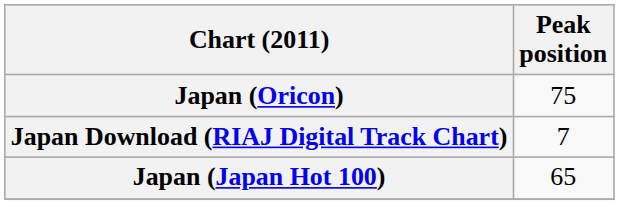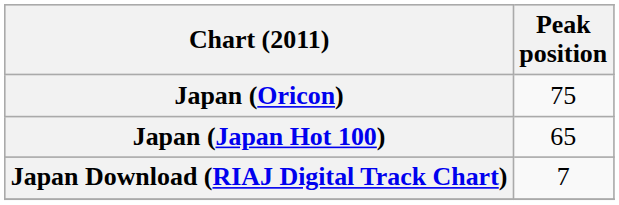rows swapped: (259, 177) <-> (259, 136)
